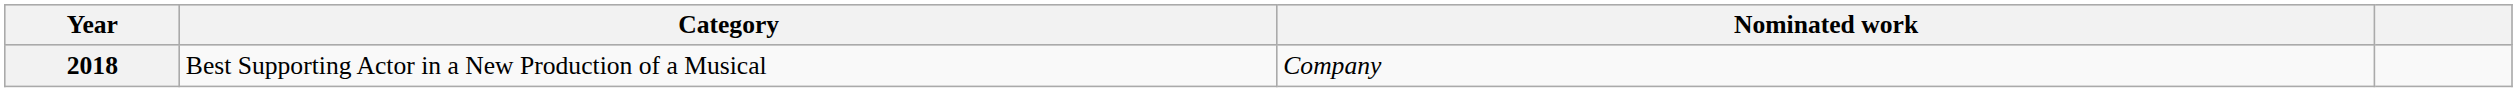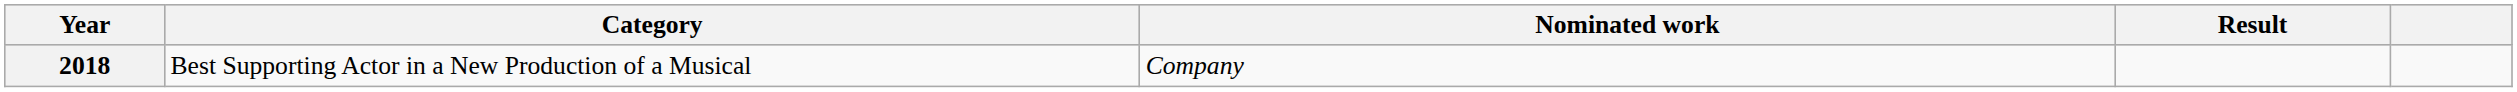+ column: (2253, 24)
